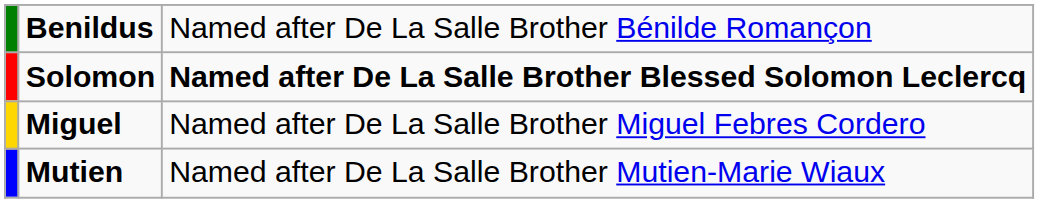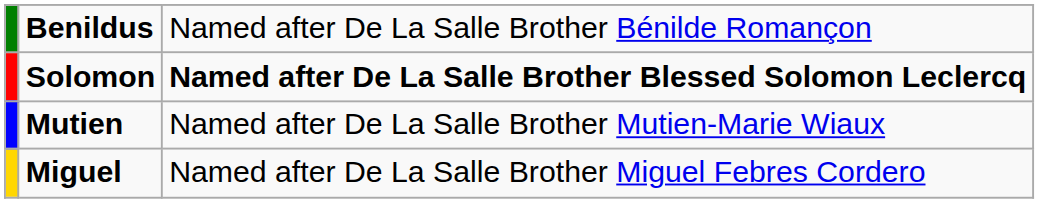rows swapped: (74, 124) <-> (75, 172)
